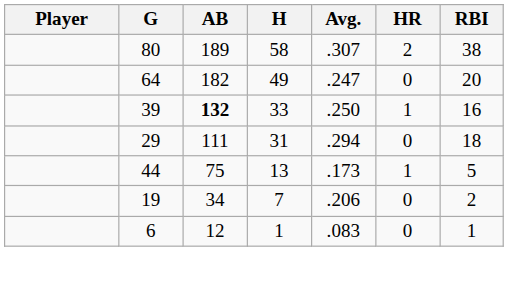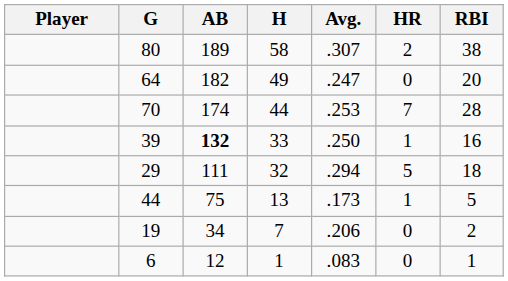+ row: (151, 110)
(279, 140) 31 -> (279, 170) 32
(407, 140) 0 -> (407, 170) 5
